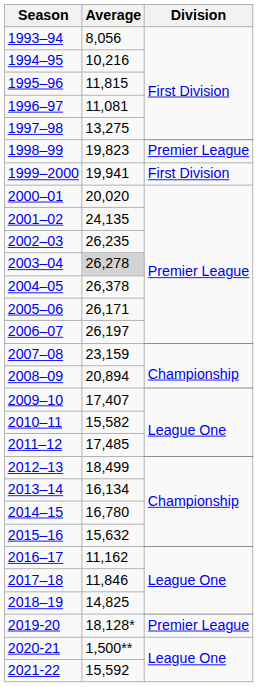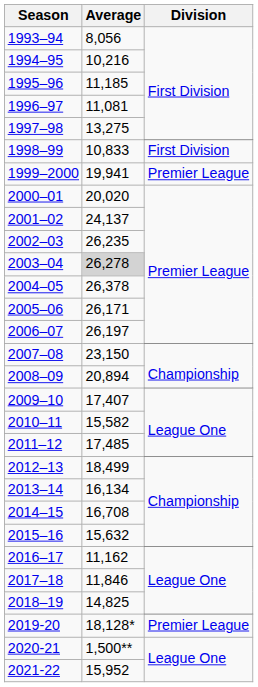(107, 83) 11,815 -> (107, 83) 11,185
(107, 151) 19,823 -> (107, 151) 10,833
(198, 151) Premier League -> (189, 151) First Division
(189, 173) First Division -> (198, 173) Premier League
(107, 219) 24,135 -> (107, 219) 24,137
(107, 354) 23,159 -> (107, 354) 23,150
(107, 512) 16,780 -> (107, 512) 16,708
(107, 670) 15,592 -> (107, 670) 15,952
